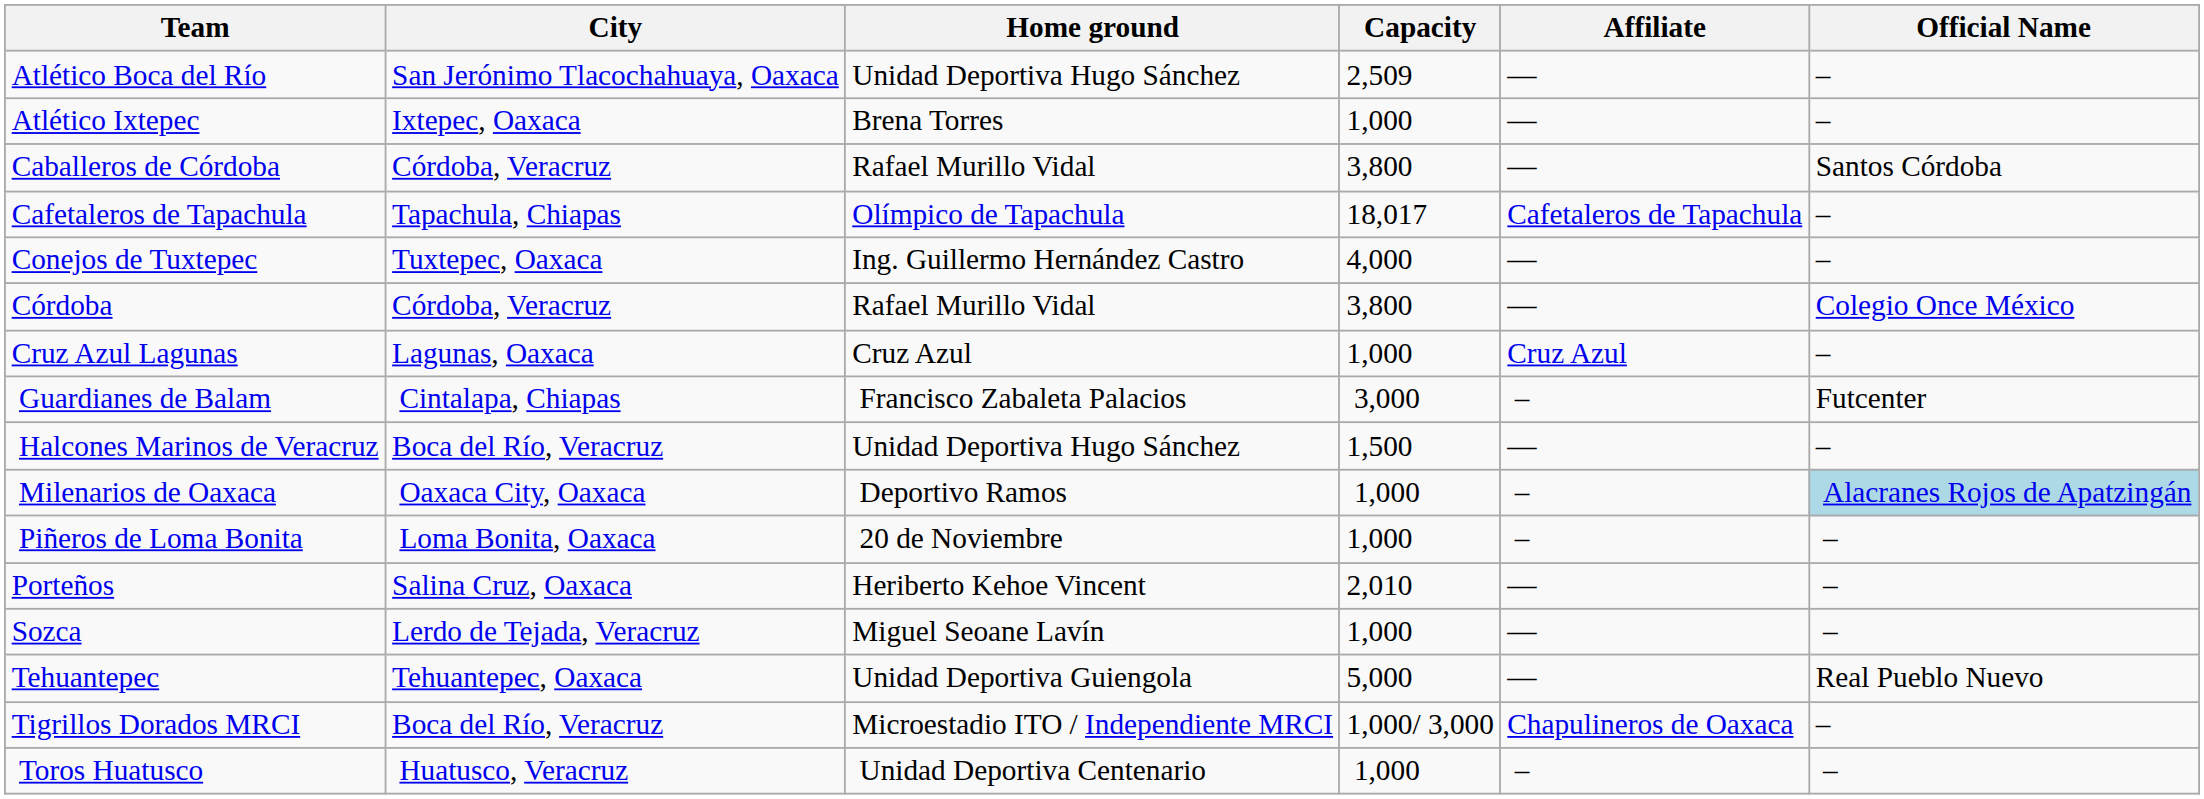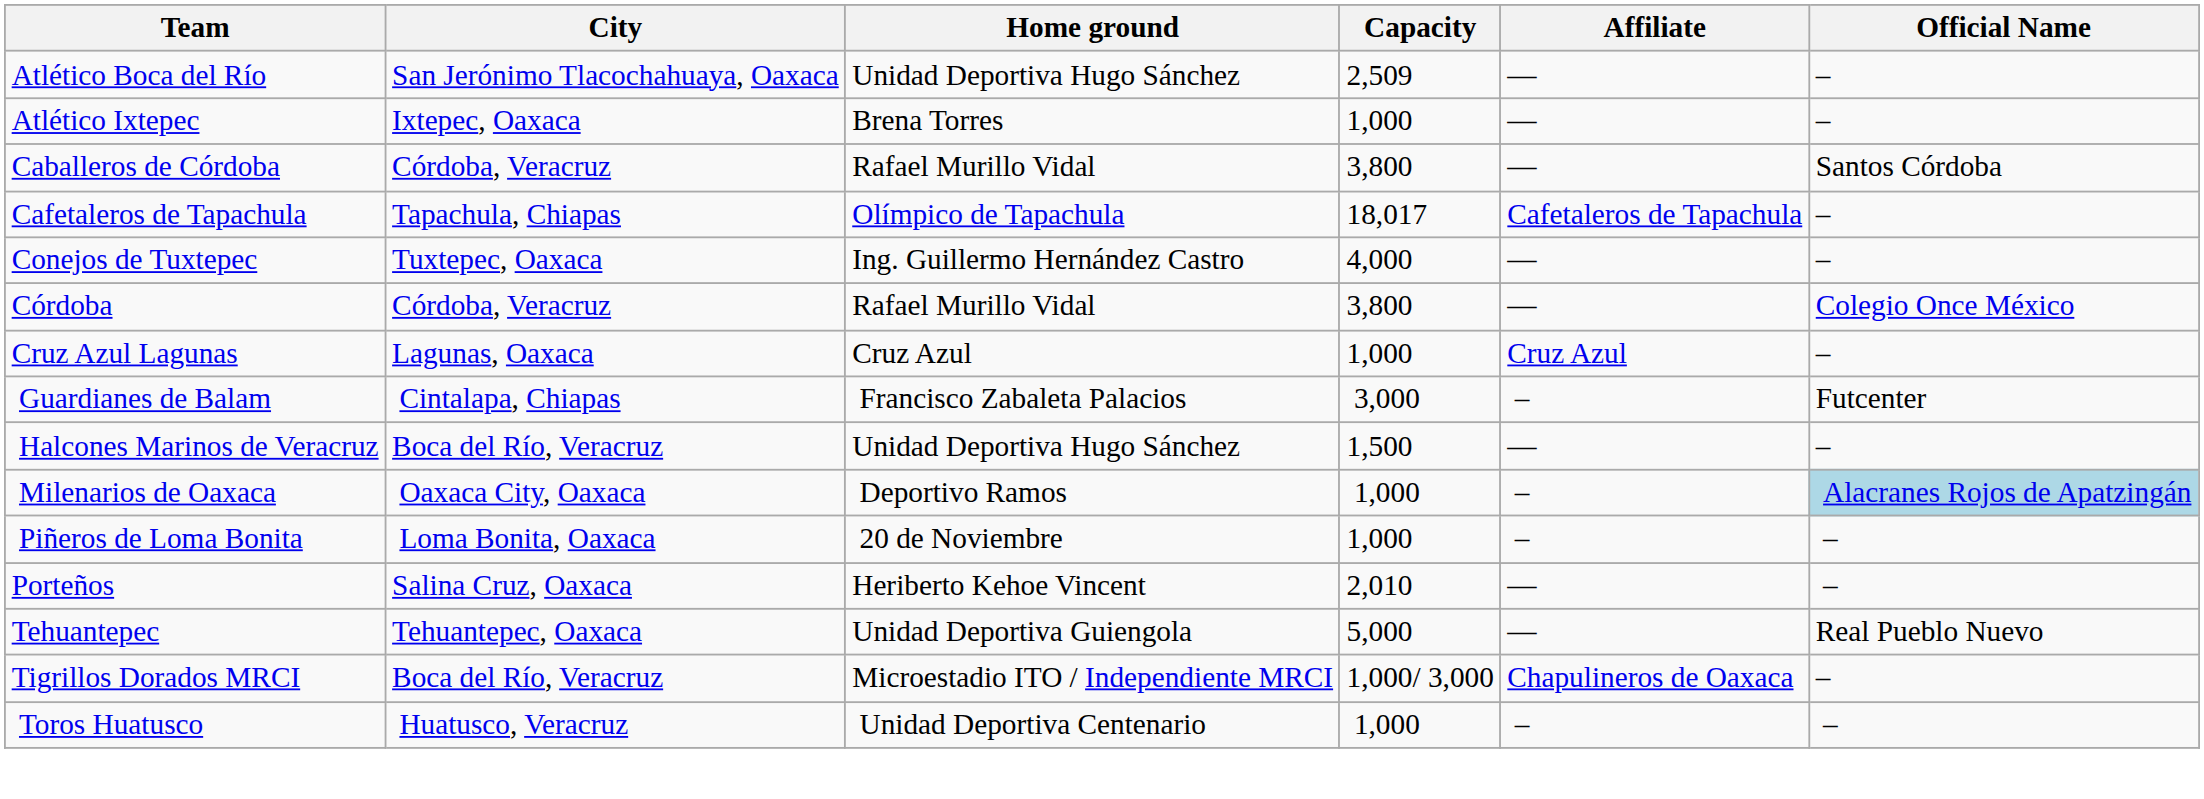- row: (47, 631)
